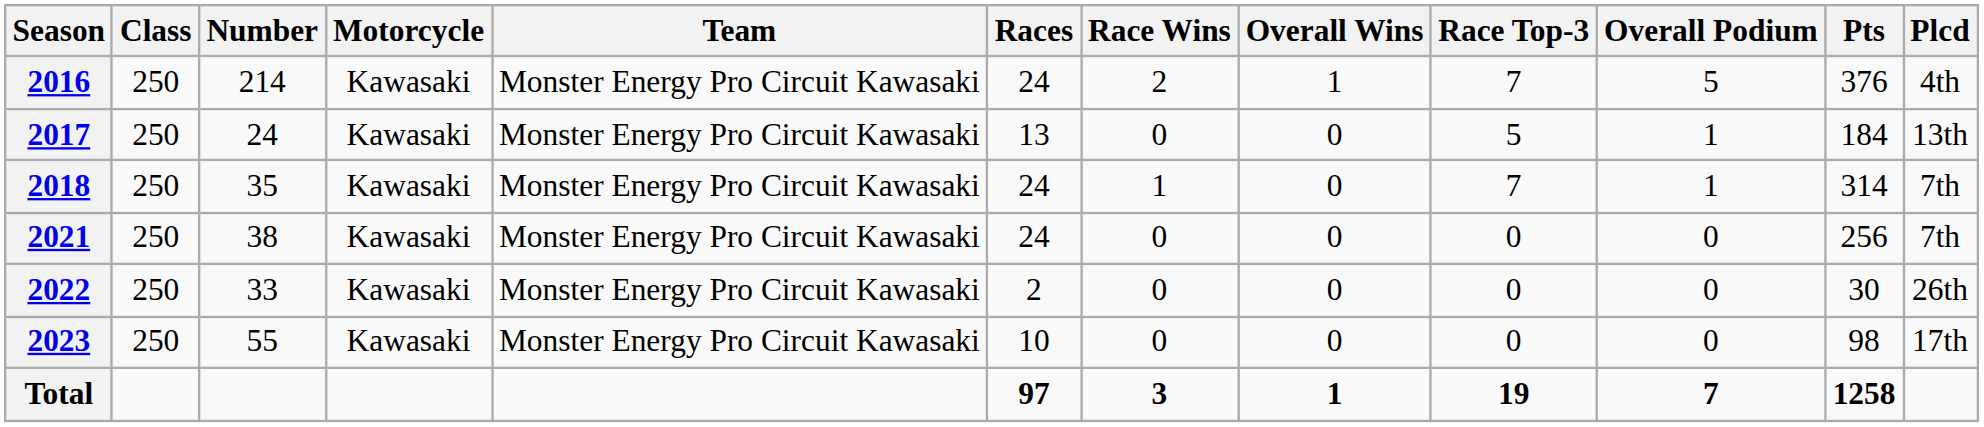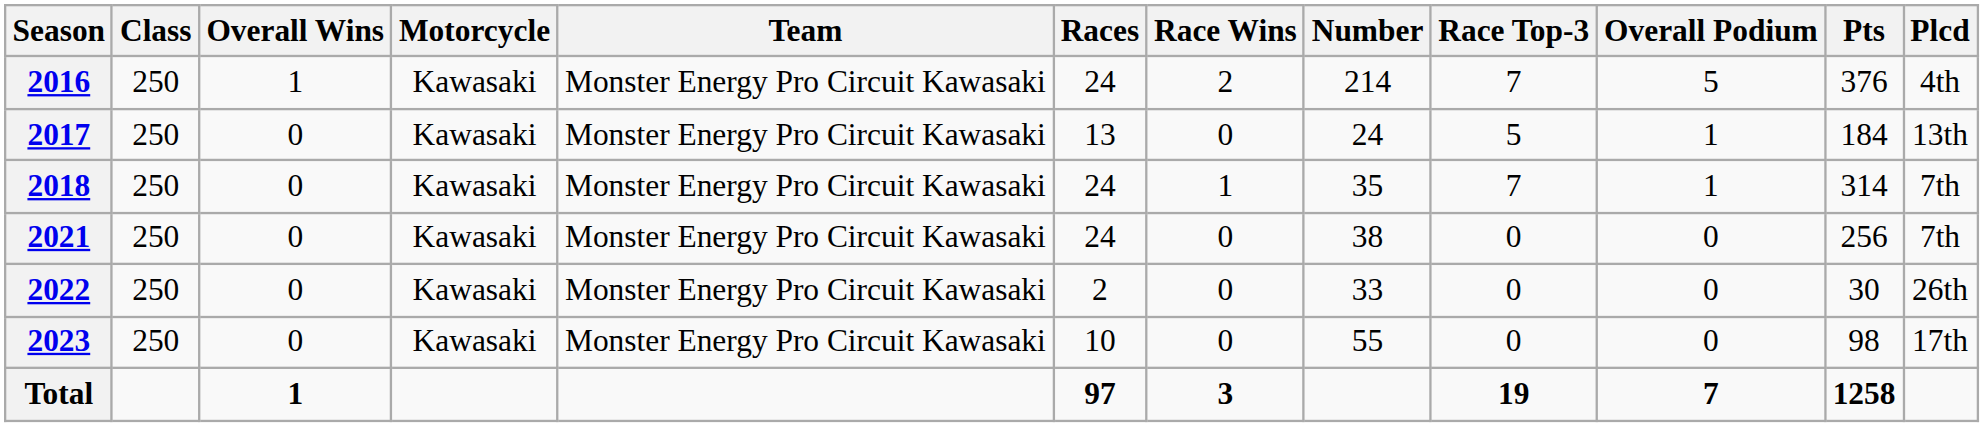columns swapped: (262, 30) <-> (1335, 30)
